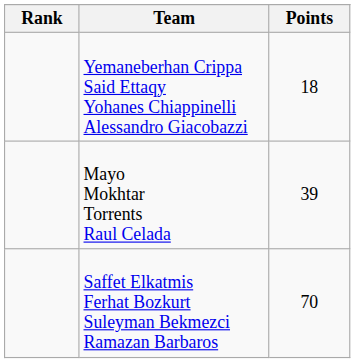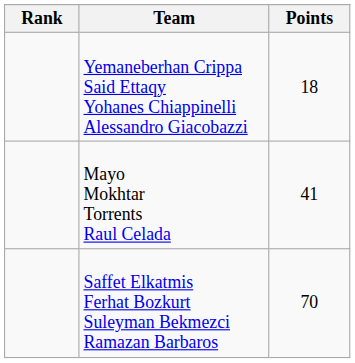(309, 194) 39 -> (309, 194) 41
